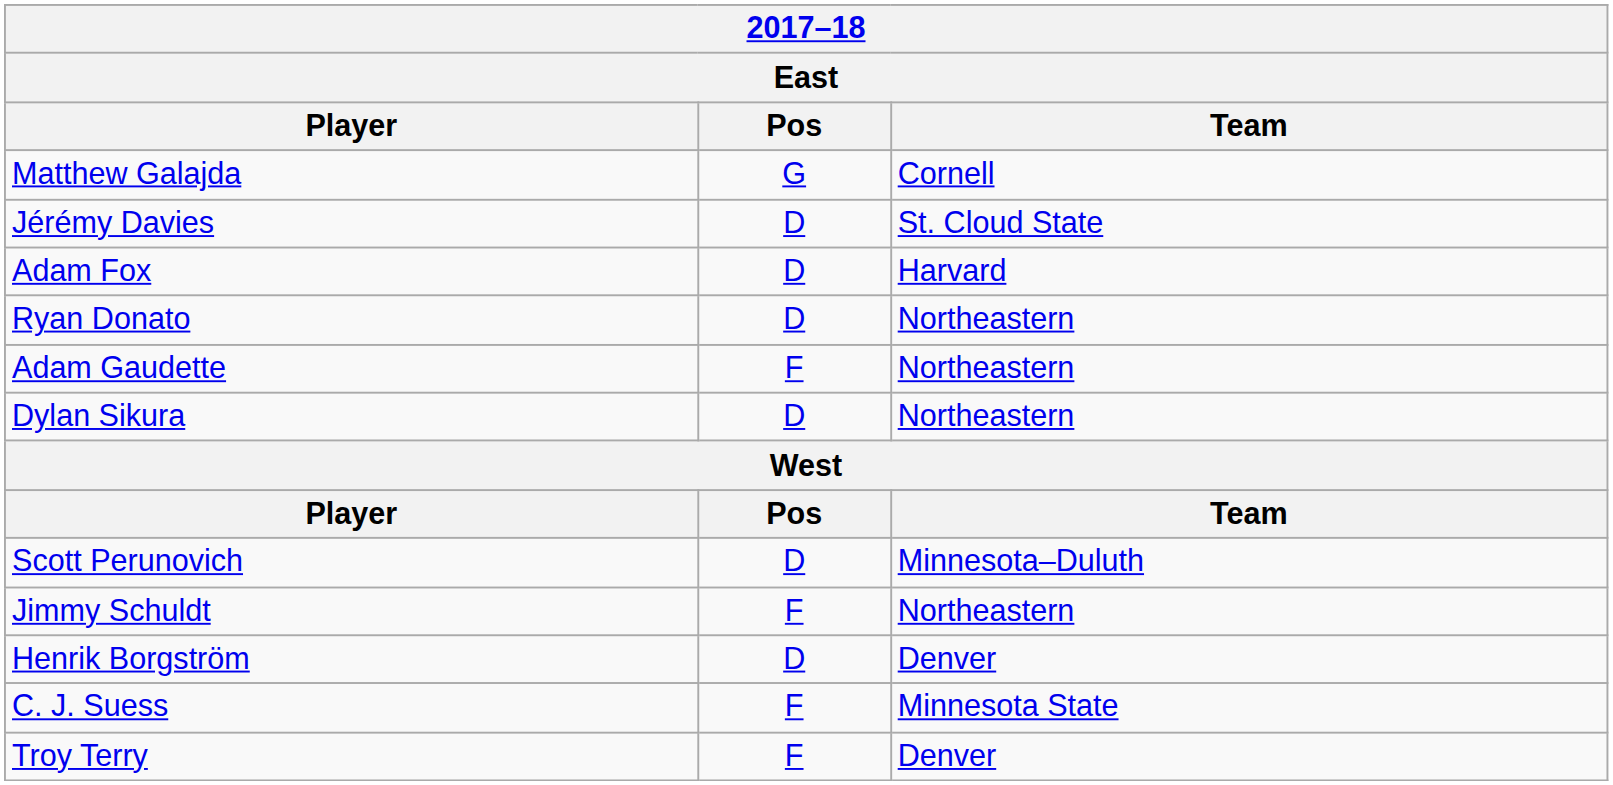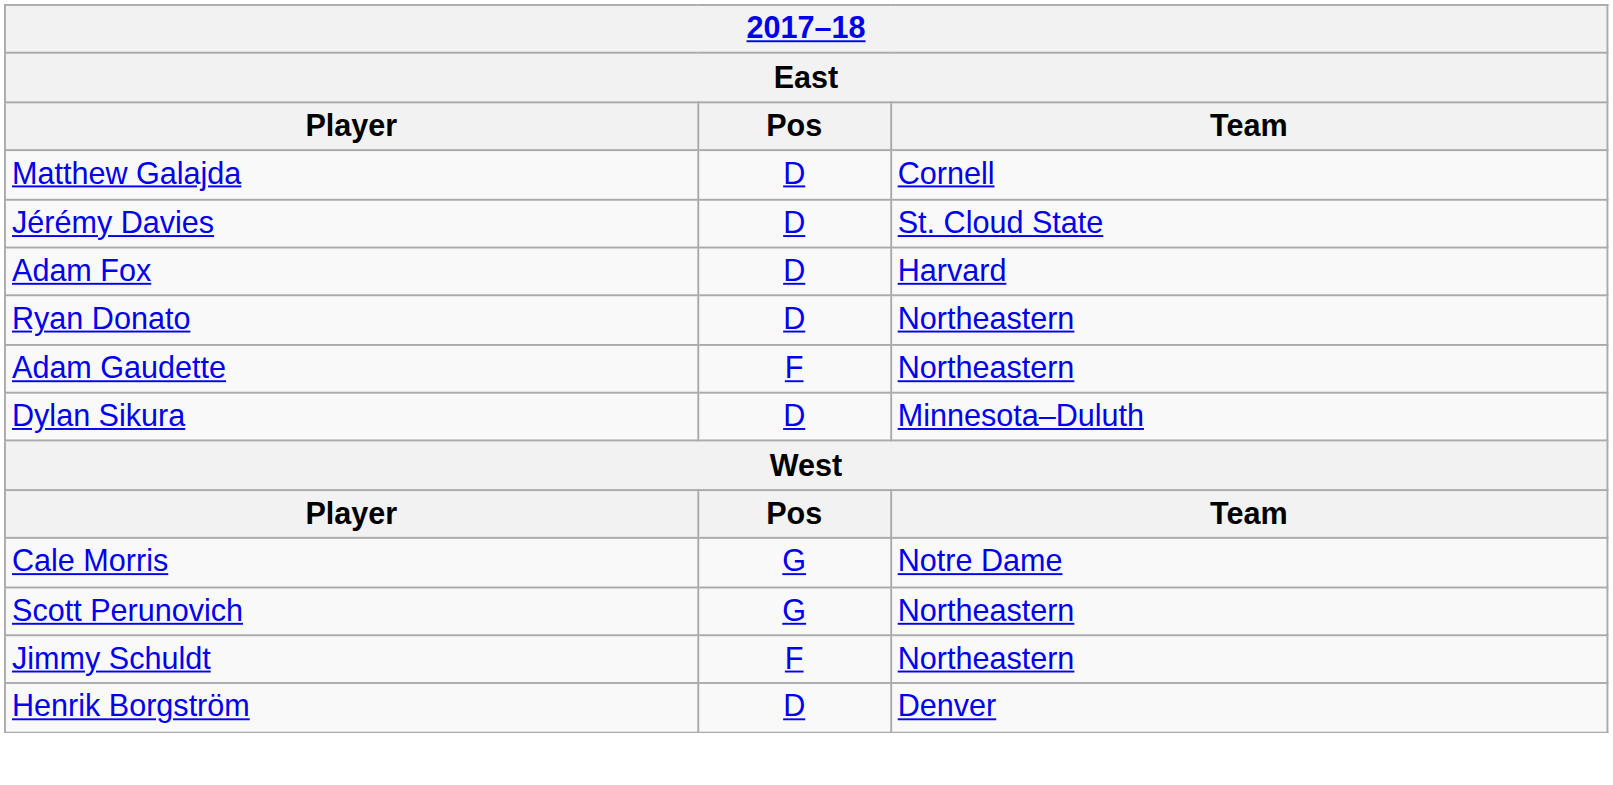(794, 174) G -> (794, 174) D
(986, 416) Northeastern -> (1021, 416) Minnesota–Duluth
+ row: (90, 561)
(794, 561) D -> (794, 610) G
(1021, 561) Minnesota–Duluth -> (986, 610) Northeastern
- row: (90, 707)
- row: (80, 755)
